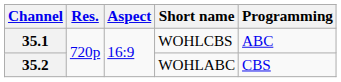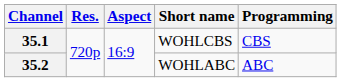(258, 40) ABC -> (256, 40) CBS
(256, 64) CBS -> (258, 64) ABC
